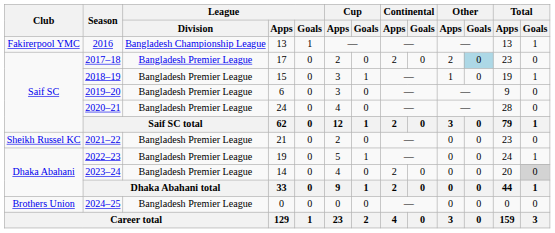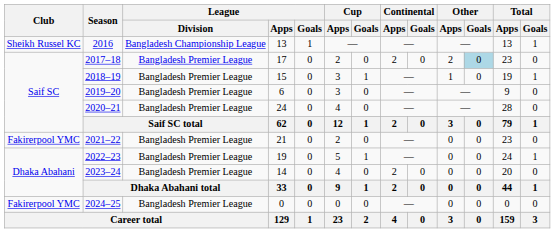(44, 44) Fakirerpool YMC -> (44, 44) Sheikh Russel KC
(44, 140) Sheikh Russel KC -> (44, 140) Fakirerpool YMC
(535, 172) lightgrey background -> (535, 172) no background
(44, 204) Brothers Union -> (44, 204) Fakirerpool YMC
